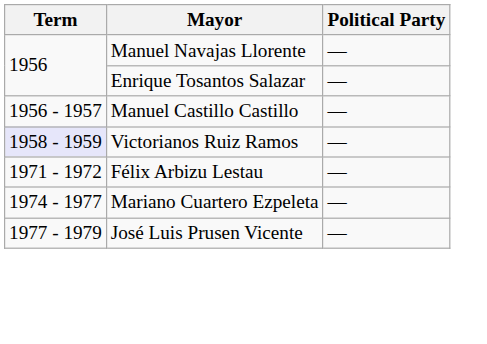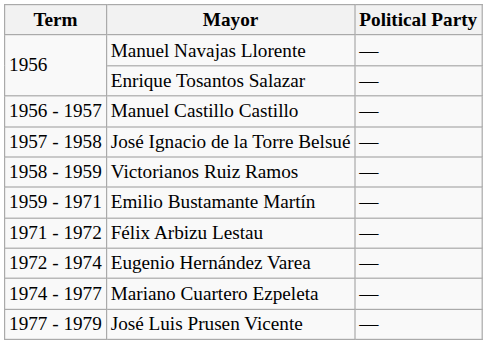+ row: (231, 141)
(55, 141) lavender background -> (55, 171) no background
+ row: (213, 202)
+ row: (211, 263)
